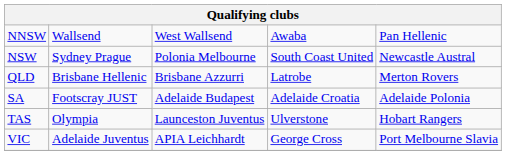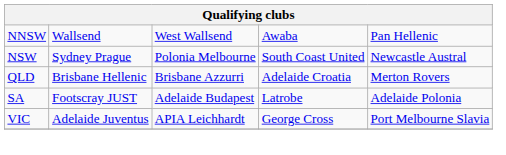(291, 77) Latrobe -> (306, 77) Adelaide Croatia
(315, 98) Adelaide Croatia -> (282, 98) Latrobe
- row: (19, 118)
